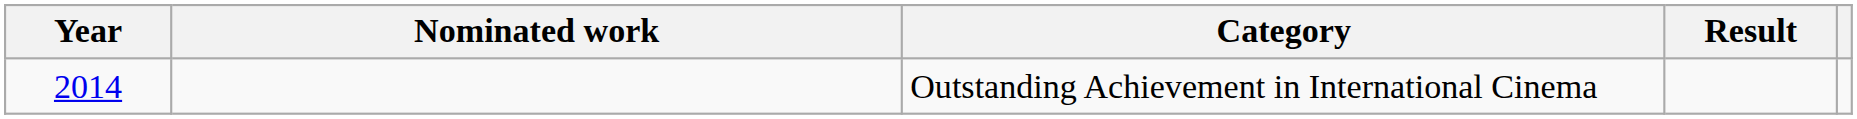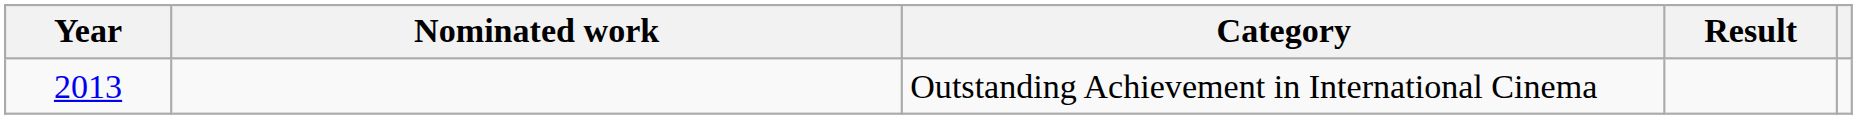(88, 85) 2014 -> (88, 85) 2013
